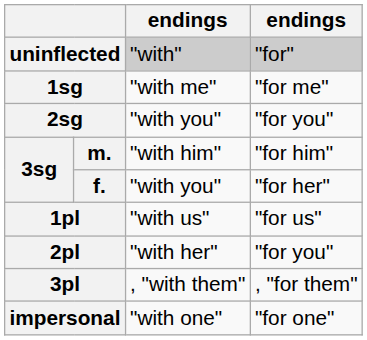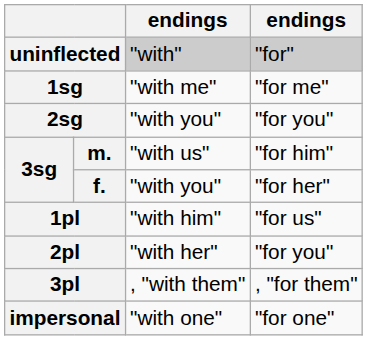(176, 152) "with him" -> (170, 152) "with us"
(170, 218) "with us" -> (176, 218) "with him"
